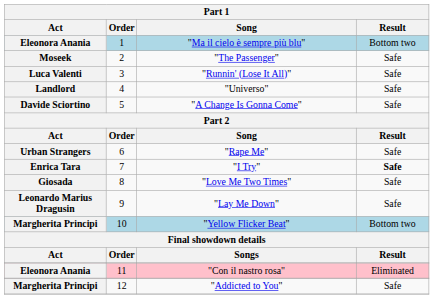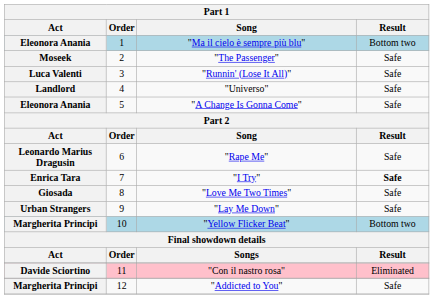(55, 105) Davide Sciortino -> (55, 105) Eleonora Anania
(55, 151) Urban Strangers -> (55, 157) Leonardo Marius Dragusin
(55, 203) Leonardo Marius Dragusin -> (55, 208) Urban Strangers
(55, 270) Eleonora Anania -> (55, 270) Davide Sciortino
